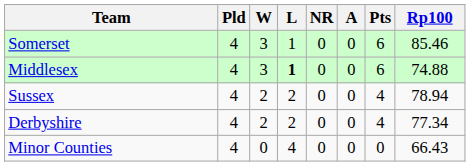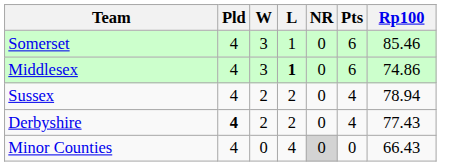- column: (351, 17)
(430, 69) 74.88 -> (402, 69) 74.86
(234, 122) normal -> (234, 122) bold
(430, 122) 77.34 -> (402, 122) 77.43
(322, 148) no background -> (322, 148) lightgrey background
